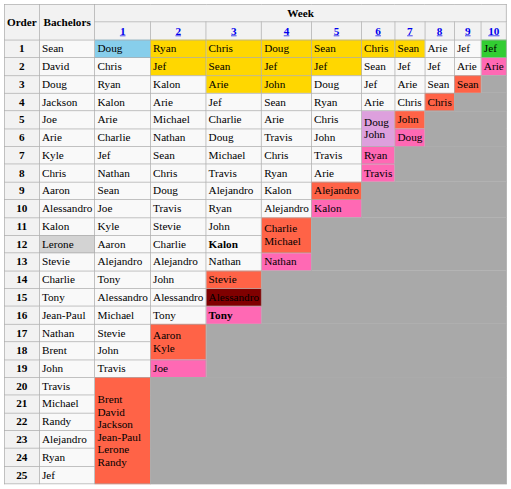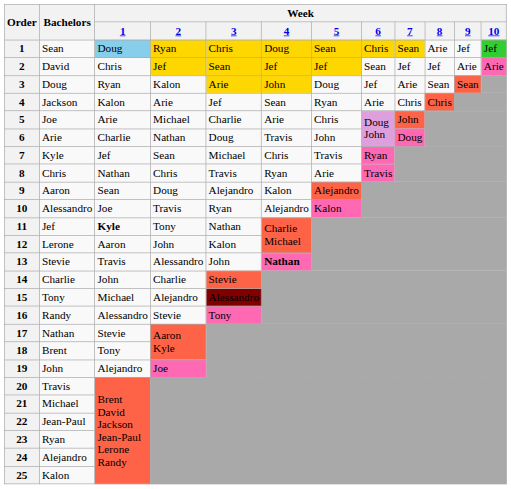(56, 226) Kalon -> (48, 226) Jef
(108, 226) normal -> (109, 226) bold
(167, 226) Stevie -> (164, 226) Tony
(219, 226) John -> (225, 226) Nathan
(58, 244) lightgrey background -> (58, 244) no background
(170, 244) Charlie -> (164, 244) John
(223, 244) bold -> (222, 244) normal
(120, 262) Alejandro -> (112, 262) Travis
(175, 262) Alejandro -> (178, 262) Alessandro
(225, 262) Nathan -> (219, 262) John
(280, 262) normal -> (282, 262) bold
(109, 279) Tony -> (108, 279) John
(164, 279) John -> (170, 279) Charlie
(123, 297) Alessandro -> (116, 297) Michael
(178, 297) Alessandro -> (175, 297) Alejandro
(64, 315) Jean-Paul -> (57, 315) Randy
(116, 315) Michael -> (123, 315) Alessandro
(164, 315) Tony -> (167, 315) Stevie
(221, 315) bold -> (220, 315) normal
(108, 350) John -> (109, 350) Tony
(112, 368) Travis -> (120, 368) Alejandro
(57, 421) Randy -> (64, 421) Jean-Paul
(64, 439) Alejandro -> (54, 439) Ryan
(54, 457) Ryan -> (64, 457) Alejandro
(48, 475) Jef -> (56, 475) Kalon
